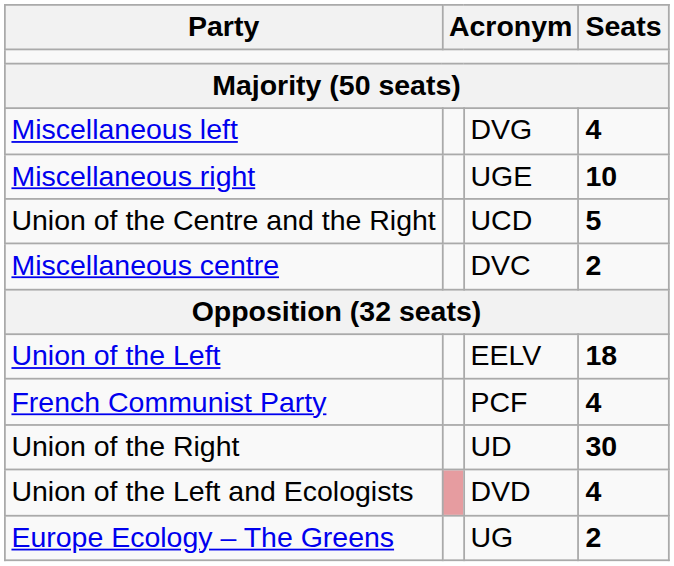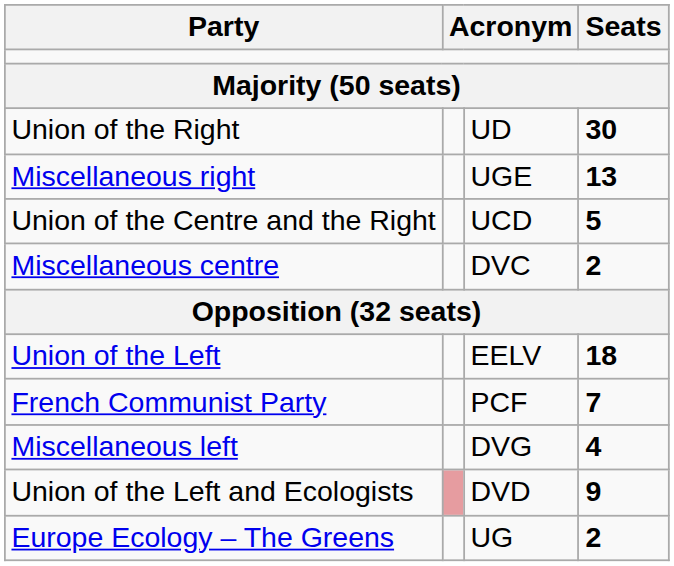rows swapped: (125, 446) <-> (125, 130)
(601, 175) 10 -> (601, 175) 13
(593, 401) 4 -> (593, 401) 7
(593, 491) 4 -> (593, 491) 9
